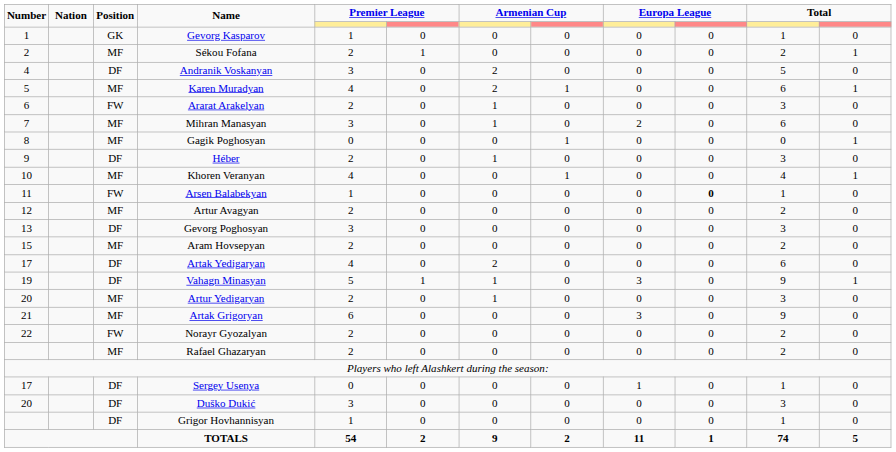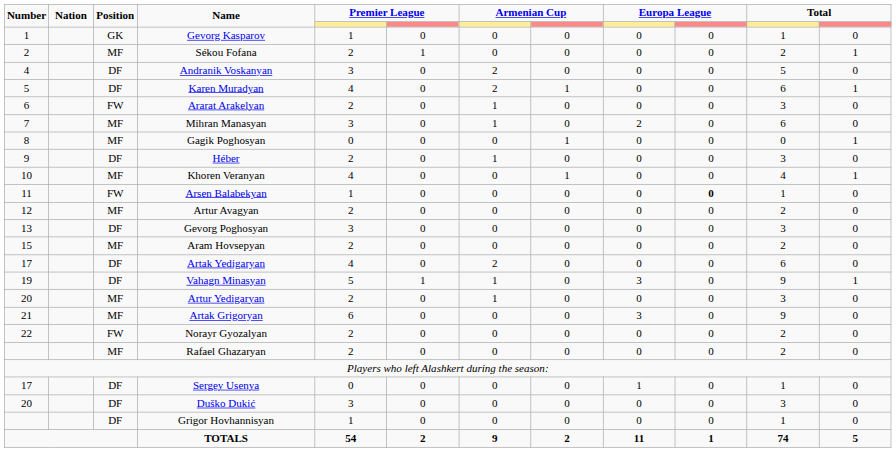(115, 88) MF -> (115, 88) DF
